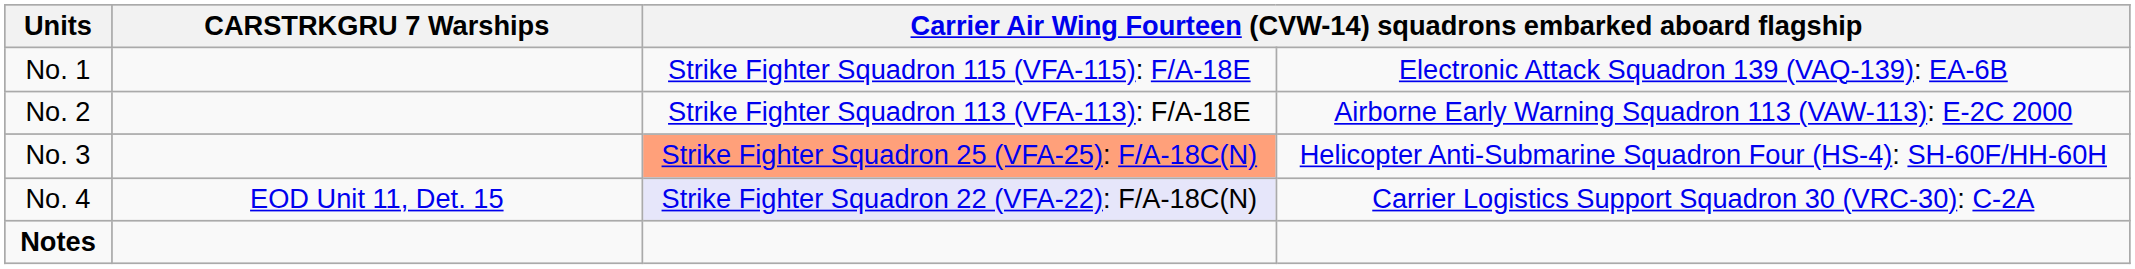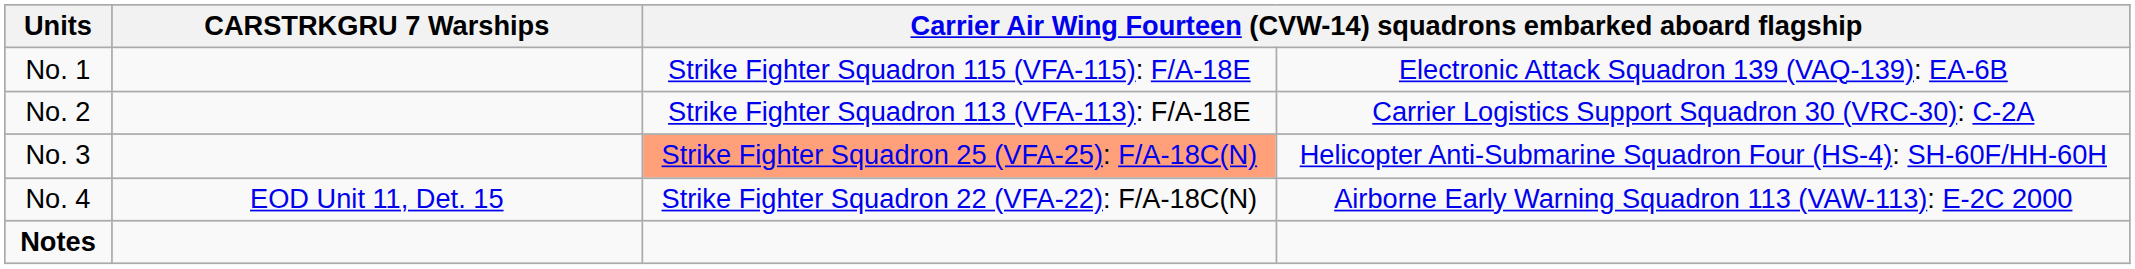(1703, 112) Airborne Early Warning Squadron 113 (VAW-113): E-2C 2000 -> (1703, 112) Carrier Logistics Support Squadron 30 (VRC-30): C-2A
(959, 198) lavender background -> (959, 198) no background
(1703, 198) Carrier Logistics Support Squadron 30 (VRC-30): C-2A -> (1703, 198) Airborne Early Warning Squadron 113 (VAW-113): E-2C 2000
